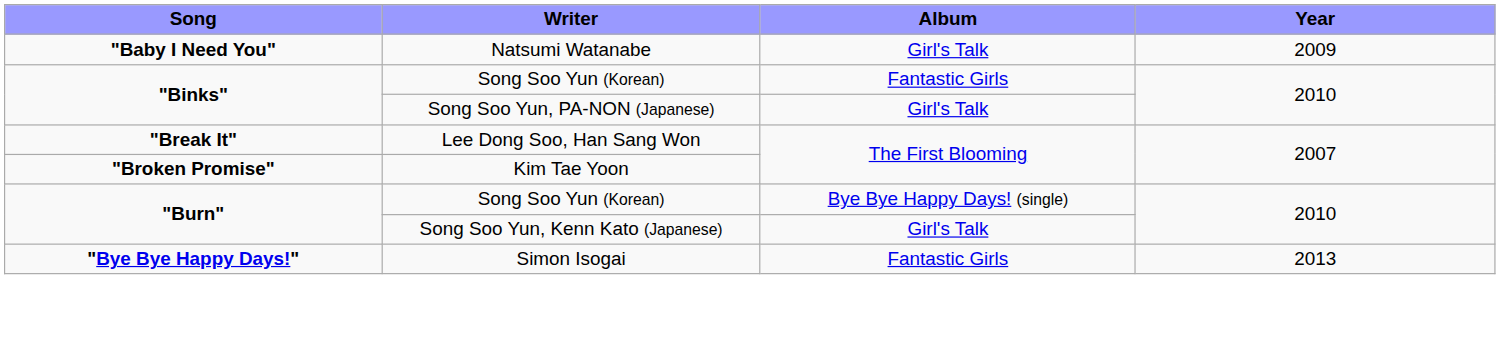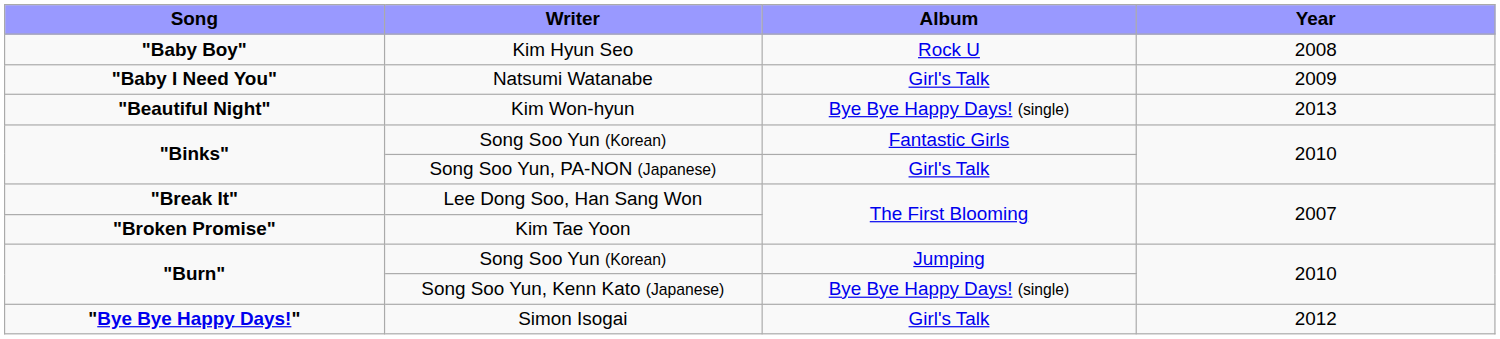+ row: (194, 49)
+ row: (194, 109)
(948, 199) Bye Bye Happy Days! (single) -> (949, 259) Jumping
(948, 229) Girl's Talk -> (949, 288) Bye Bye Happy Days! (single)
(948, 259) Fantastic Girls -> (949, 318) Girl's Talk
(1315, 259) 2013 -> (1316, 318) 2012
